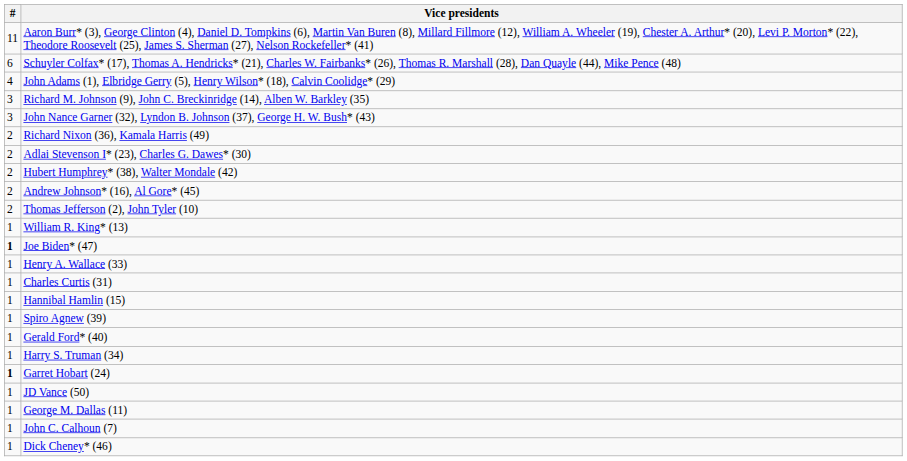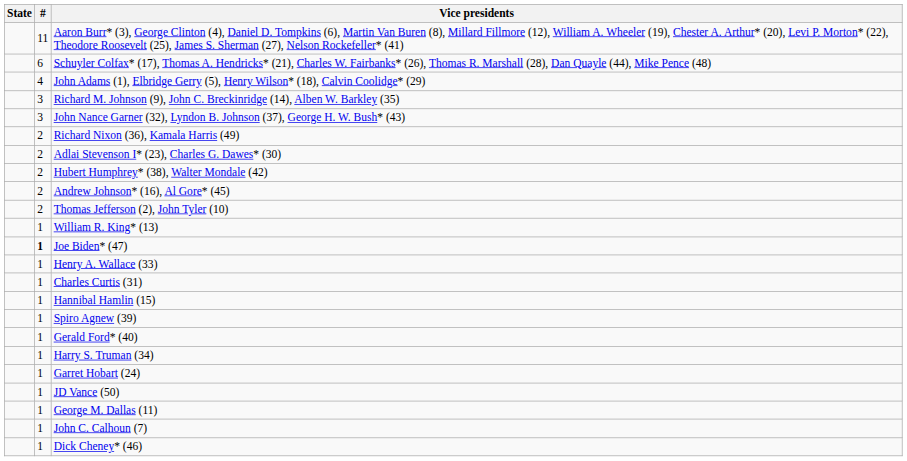+ column: (19, 13)
(10, 373) bold -> (40, 373) normal
